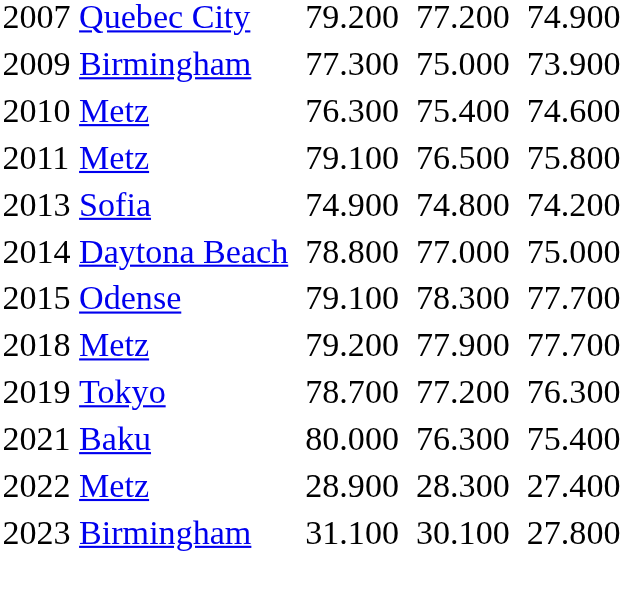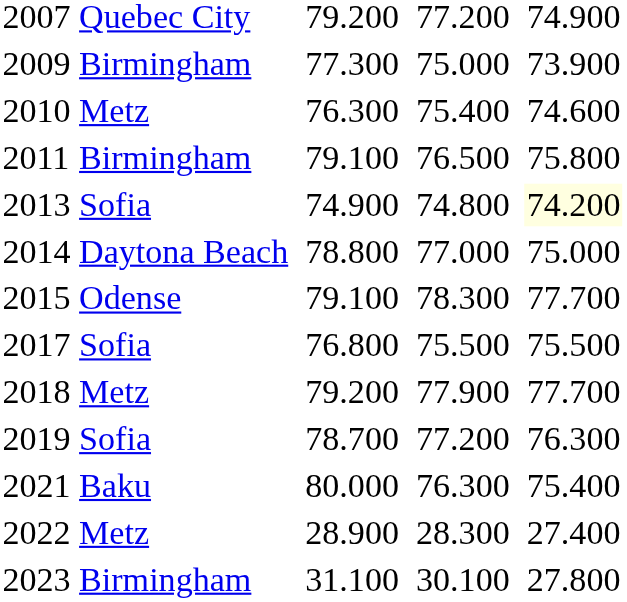(114, 157) Metz -> (165, 157) Birmingham
(574, 204) no background -> (574, 204) lightyellow background
+ row: (36, 345)
(122, 391) Tokyo -> (115, 438) Sofia
